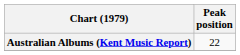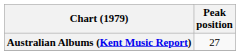(215, 42) 22 -> (215, 42) 27
